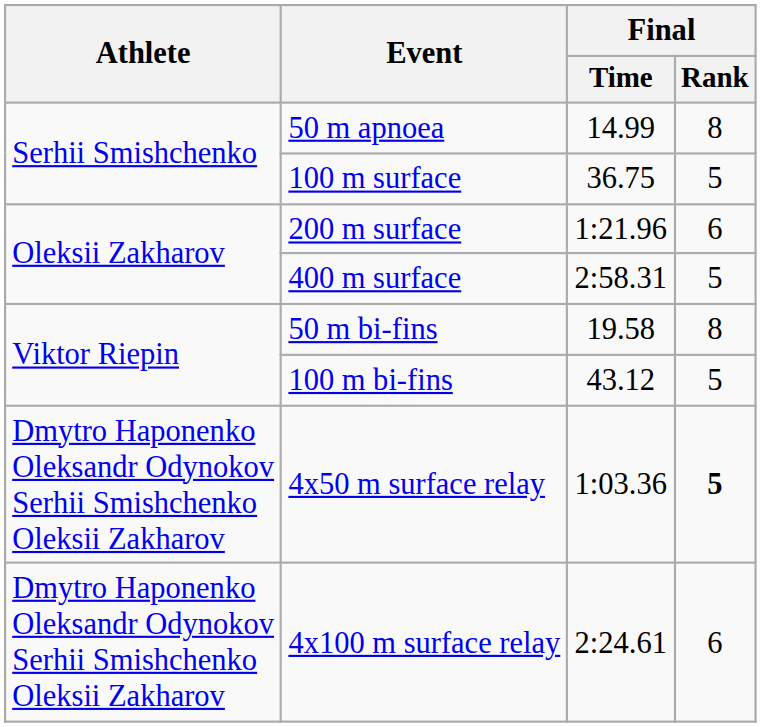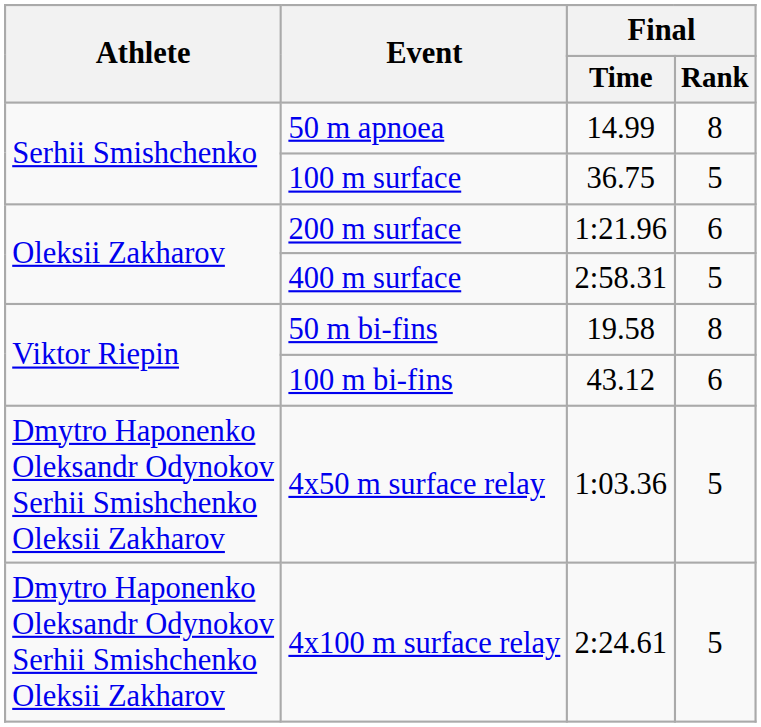(715, 379) 5 -> (715, 379) 6
(715, 484) bold -> (715, 484) normal
(715, 642) 6 -> (715, 642) 5
